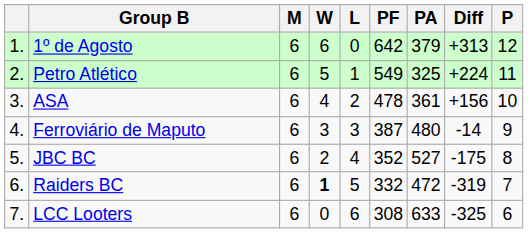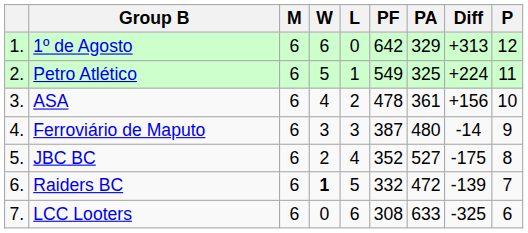(426, 46) 379 -> (426, 46) 329
(468, 185) -319 -> (468, 185) -139
